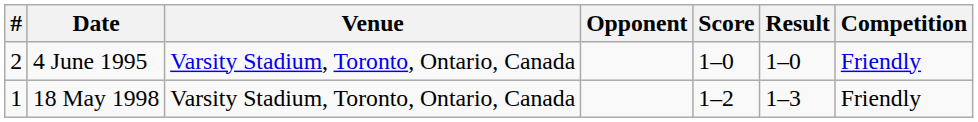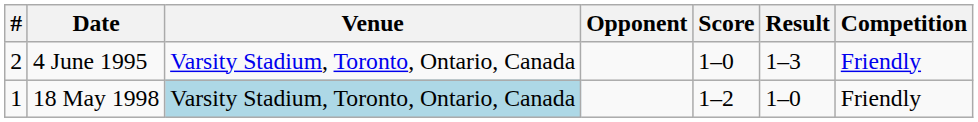(783, 60) 1–0 -> (783, 60) 1–3
(373, 98) no background -> (373, 98) lightblue background
(783, 98) 1–3 -> (783, 98) 1–0
